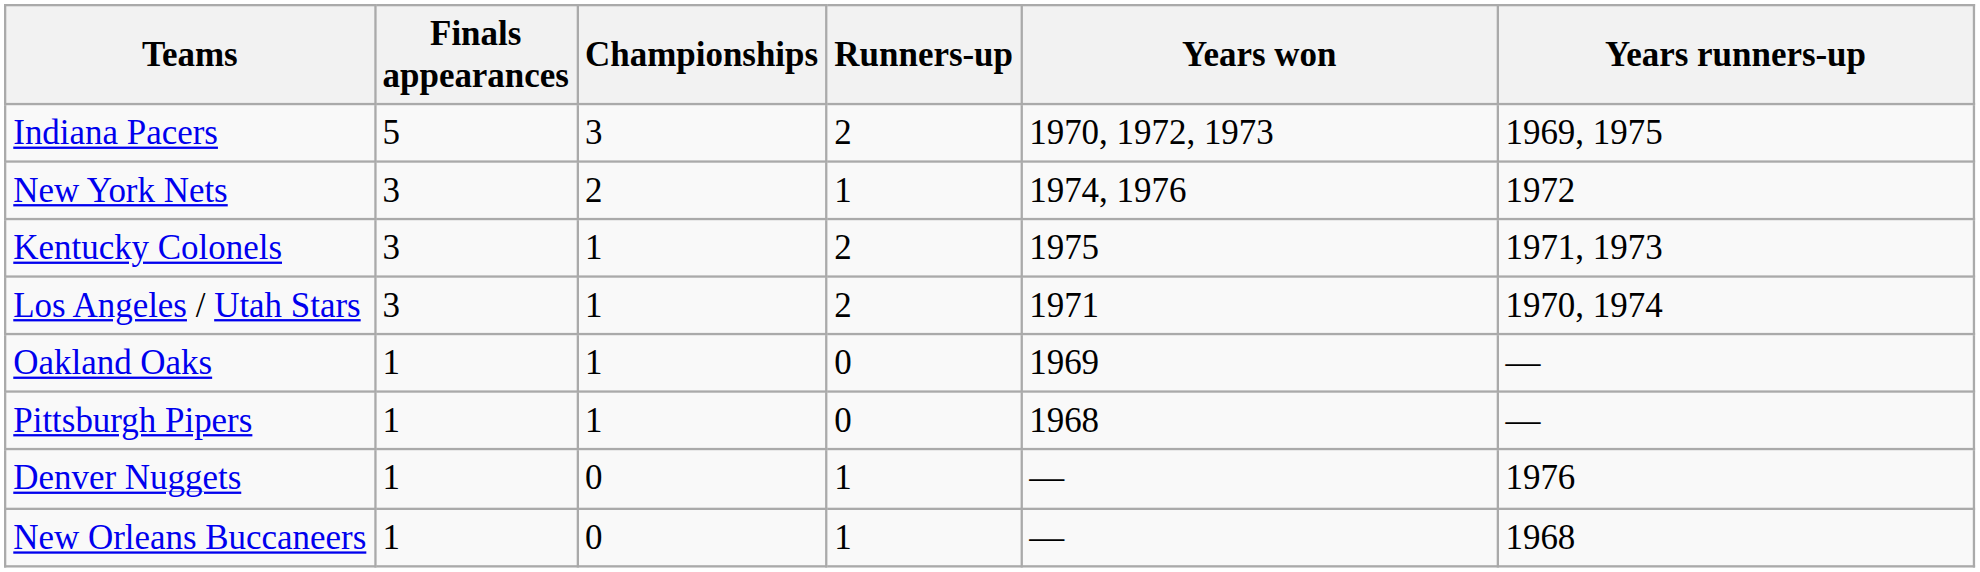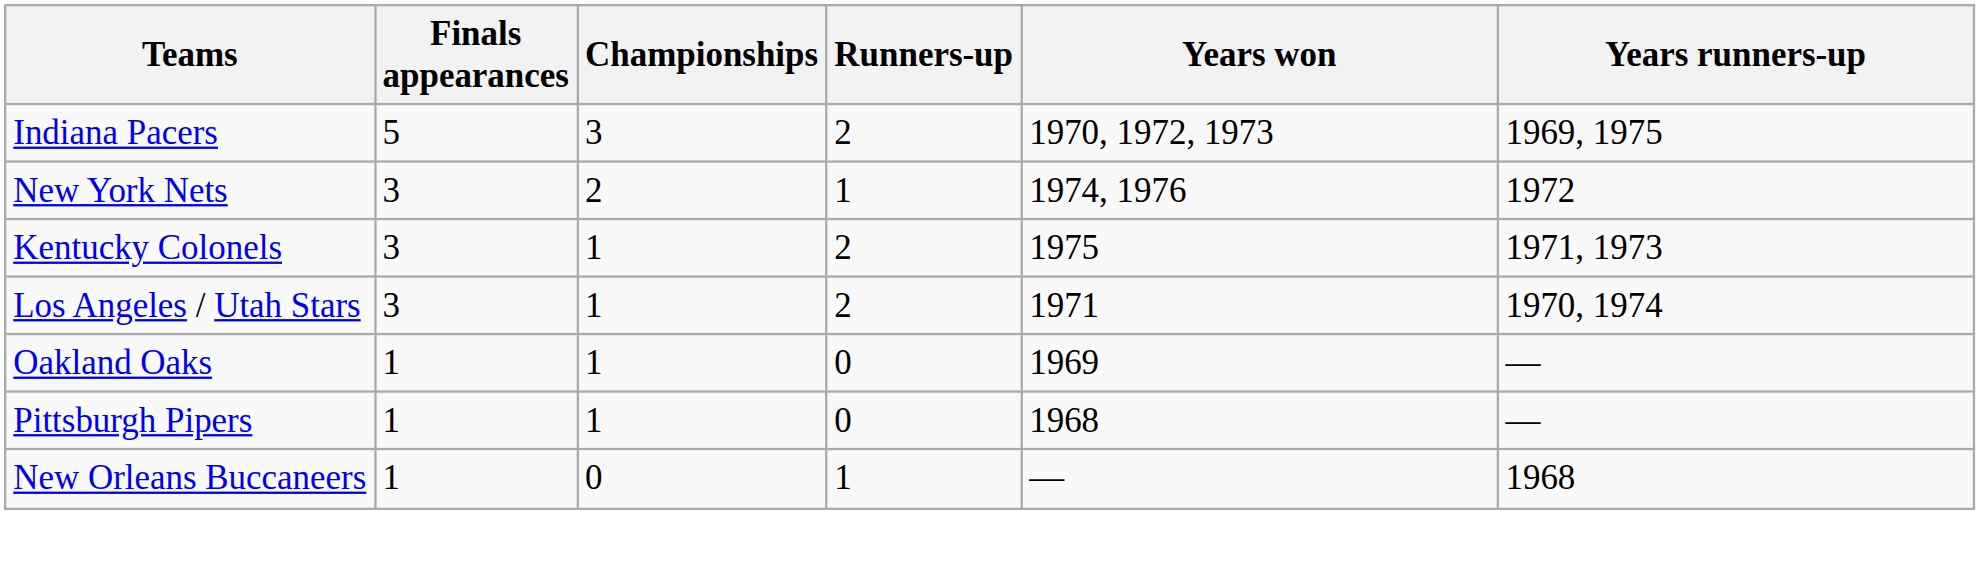- row: (127, 478)
